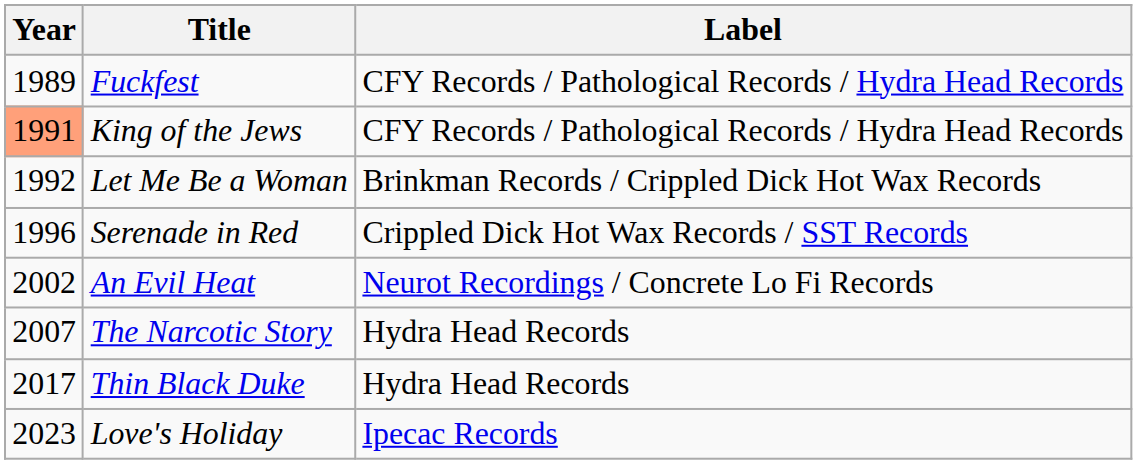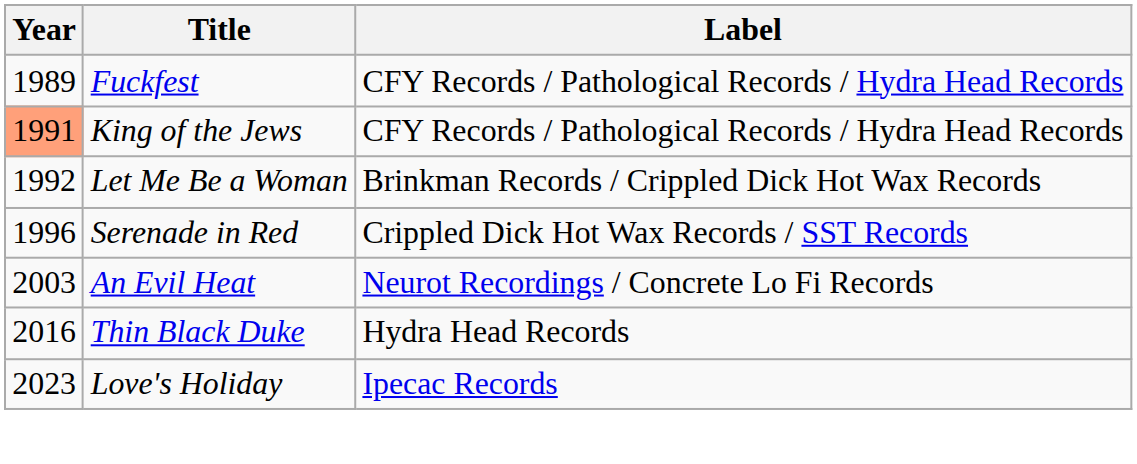(44, 282) 2002 -> (44, 282) 2003
- row: (211, 332)
(44, 383) 2017 -> (44, 332) 2016
